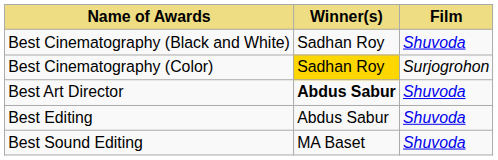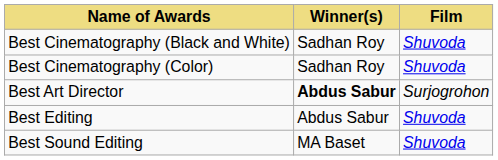(341, 67) gold background -> (341, 67) no background
(446, 67) Surjogrohon -> (434, 67) Shuvoda
(434, 92) Shuvoda -> (446, 92) Surjogrohon
